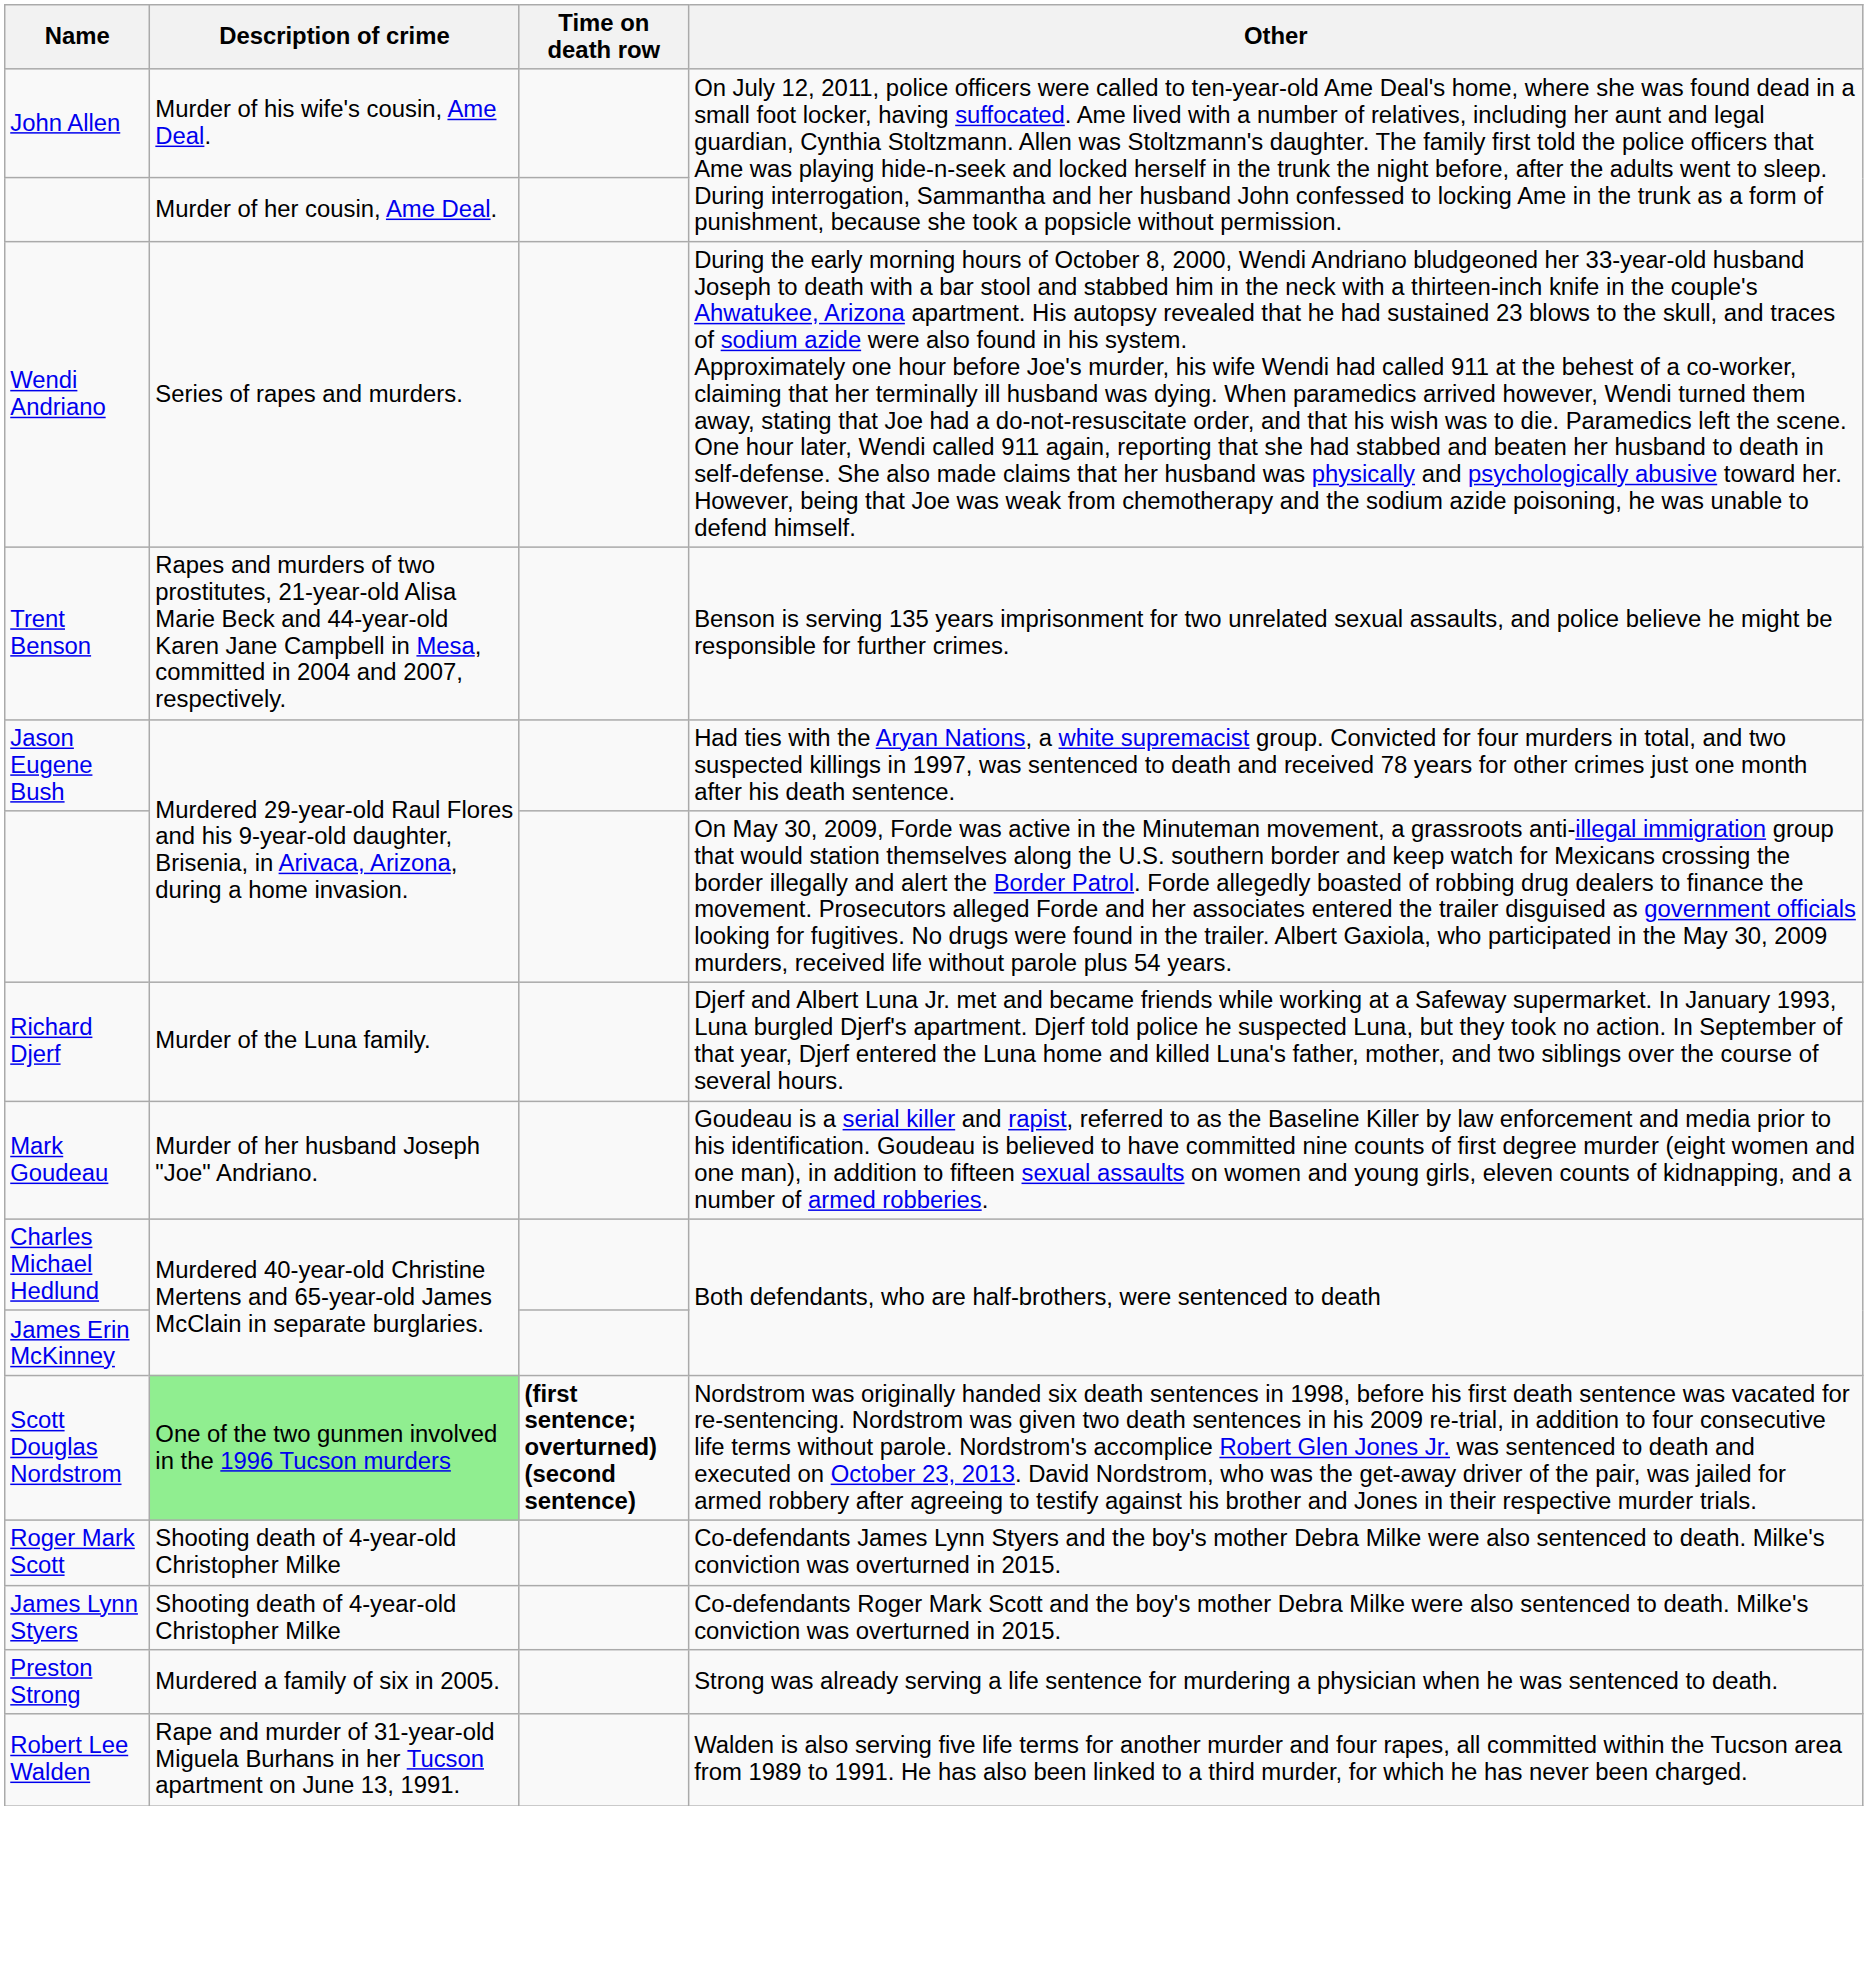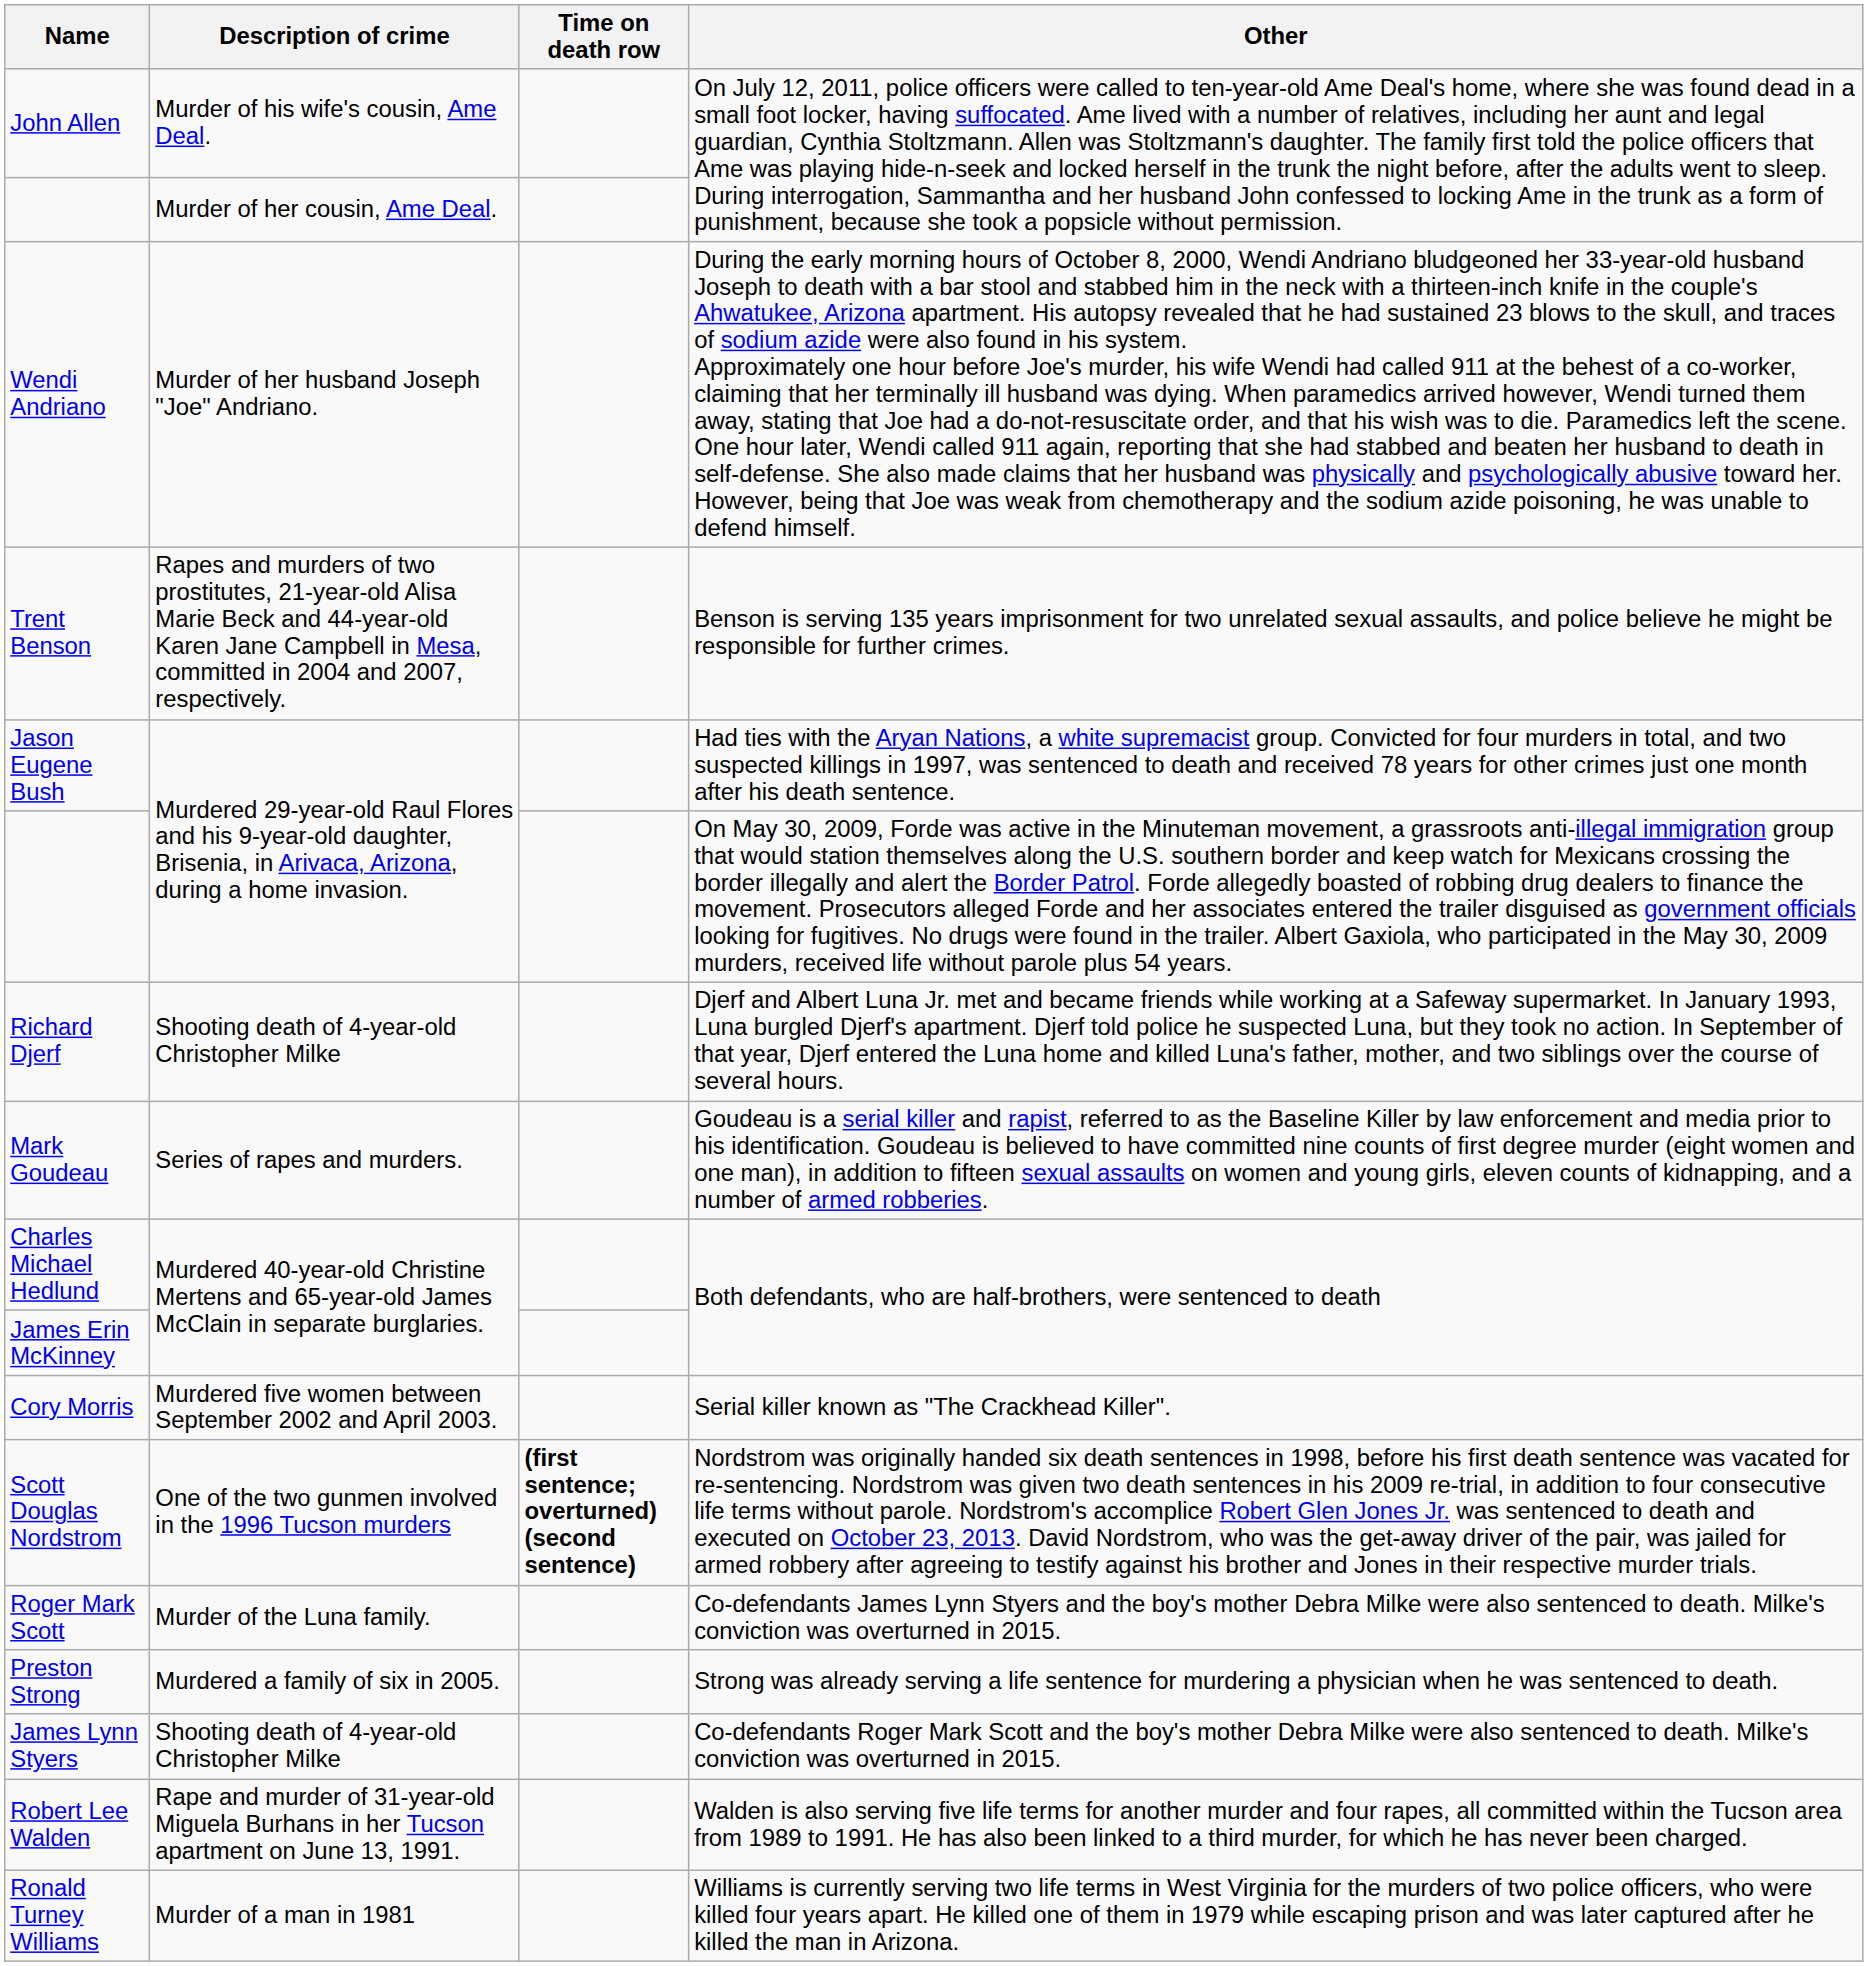(309, 394) Series of rapes and murders. -> (318, 394) Murder of her husband Joseph "Joe" Andriano.
(293, 1041) Murder of the Luna family. -> (306, 1041) Shooting death of 4-year-old Christopher Milke
(318, 1159) Murder of her husband Joseph "Joe" Andriano. -> (309, 1159) Series of rapes and murders.
+ row: (72, 1407)
(326, 1447) lightgreen background -> (326, 1512) no background
(306, 1552) Shooting death of 4-year-old Christopher Milke -> (293, 1616) Murder of the Luna family.
rows swapped: (51, 1681) <-> (74, 1616)
+ row: (55, 1915)
